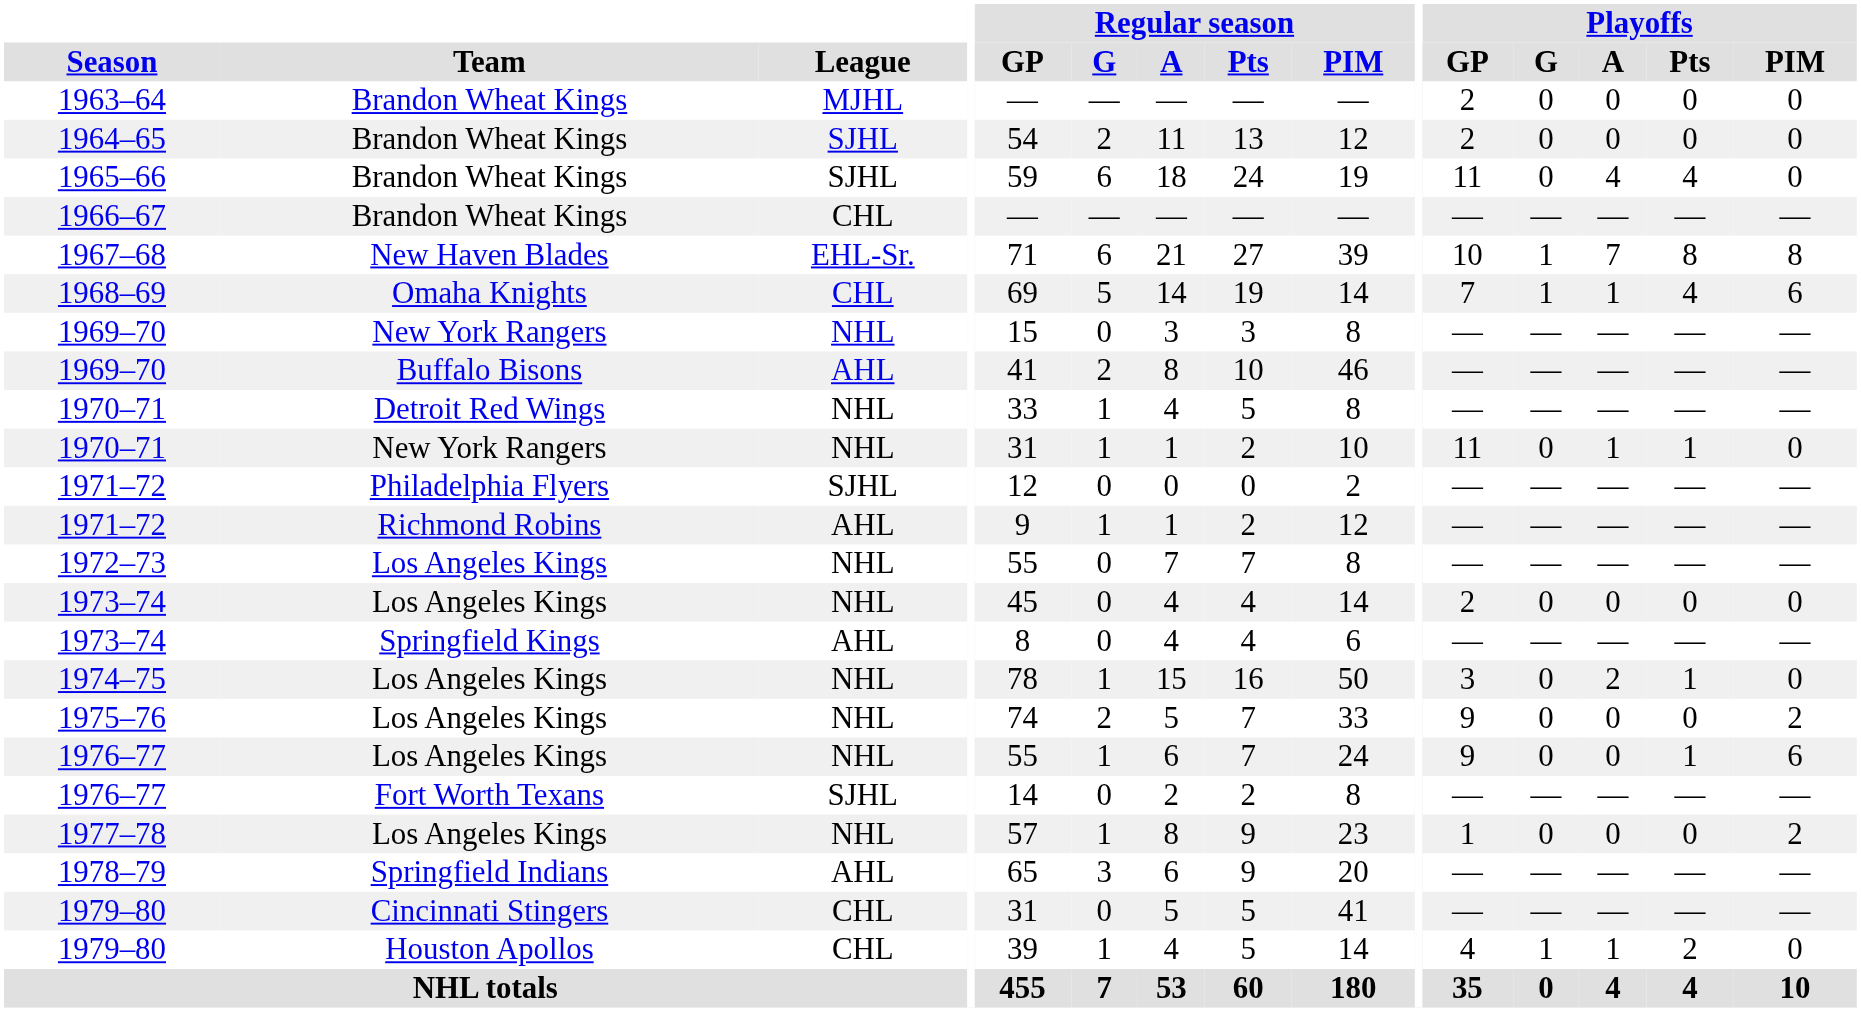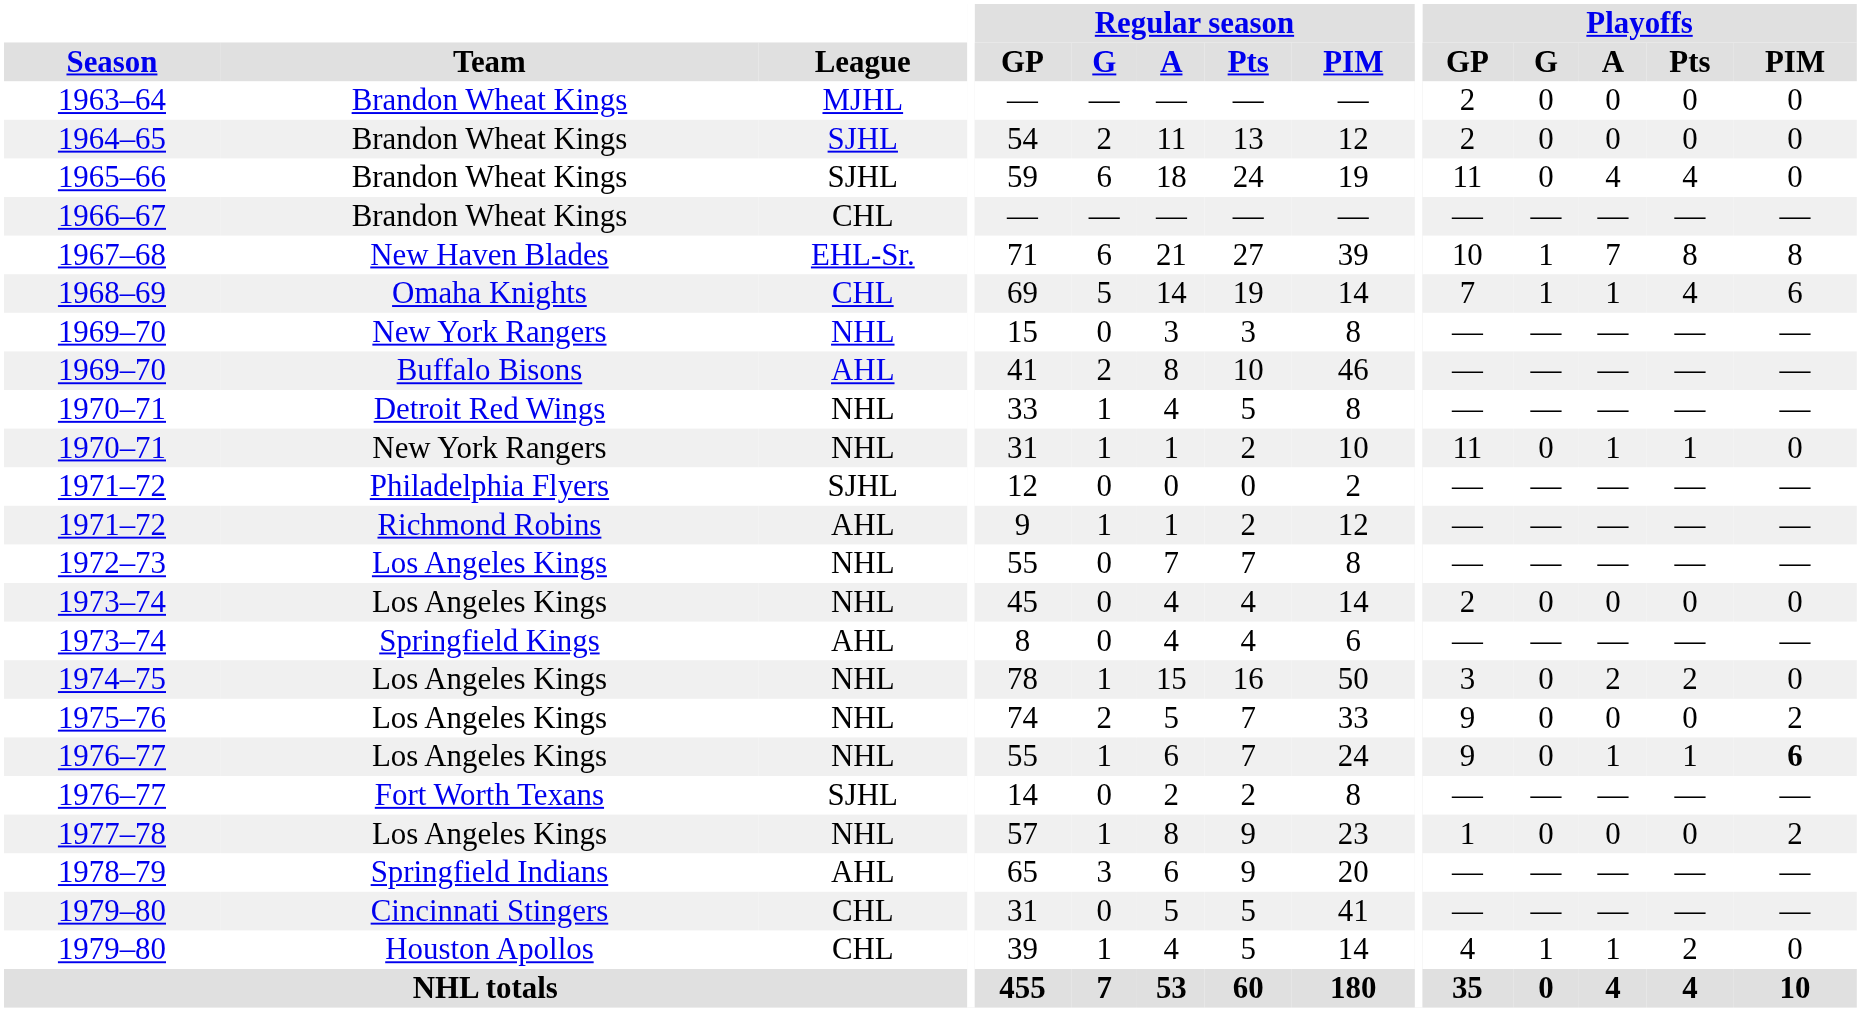(1690, 679) 1 -> (1690, 679) 2
(1613, 756) 0 -> (1613, 756) 1
(1795, 756) normal -> (1795, 756) bold
